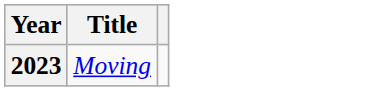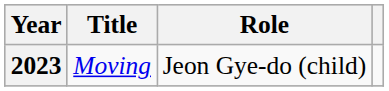+ column: (264, 24)
